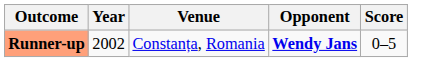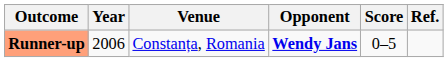+ column: (425, 17)
(109, 43) 2002 -> (109, 43) 2006
